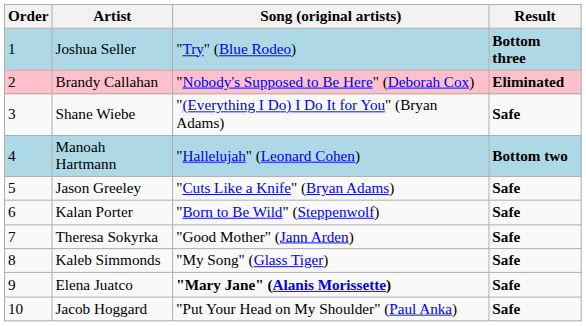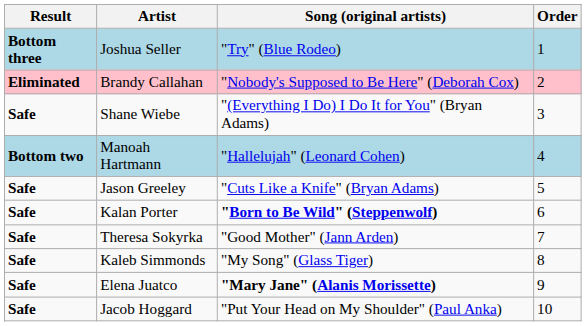columns swapped: (28, 16) <-> (535, 16)
(278, 212) normal -> (329, 212) bold
